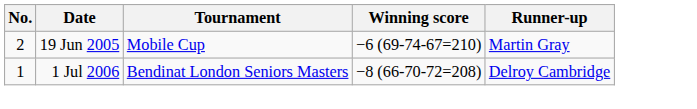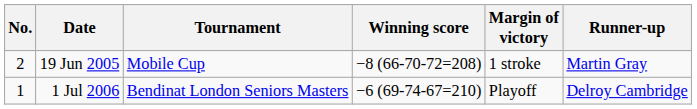+ column: (524, 27)
(419, 44) −6 (69-74-67=210) -> (419, 64) −8 (66-70-72=208)
(419, 71) −8 (66-70-72=208) -> (419, 90) −6 (69-74-67=210)
